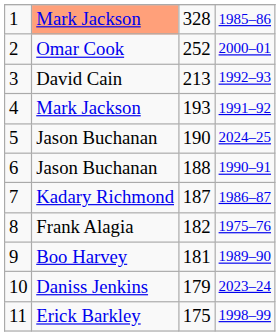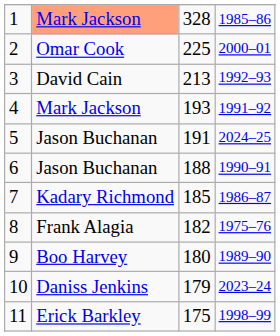(197, 49) 252 -> (197, 49) 225
(197, 138) 190 -> (197, 138) 191
(197, 197) 187 -> (197, 197) 185
(197, 256) 181 -> (197, 256) 180
